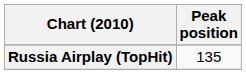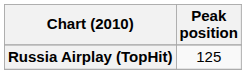(209, 57) 135 -> (209, 57) 125
